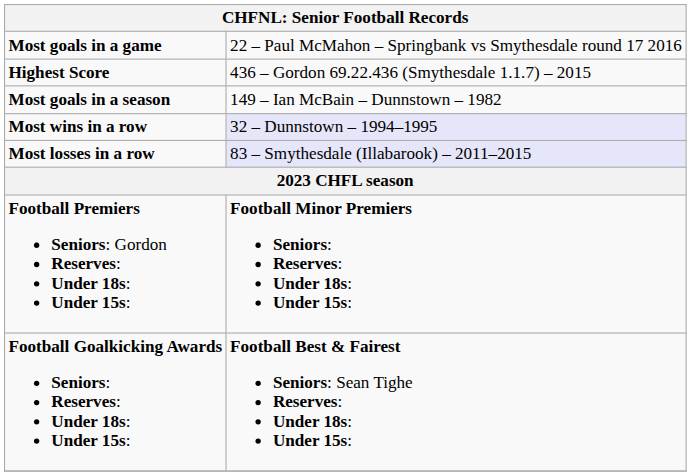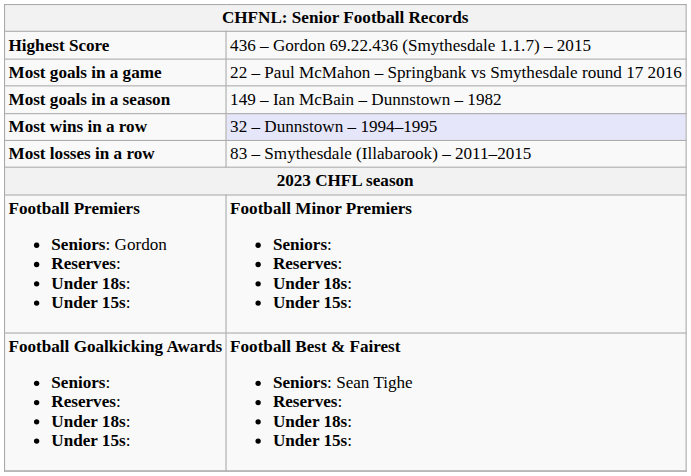rows swapped: (59, 72) <-> (85, 45)
(381, 153) lavender background -> (381, 153) no background
